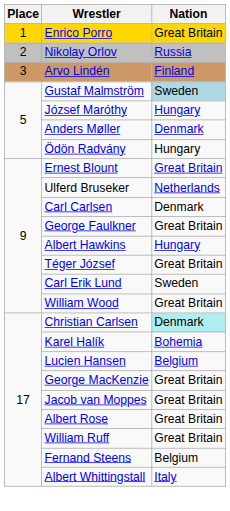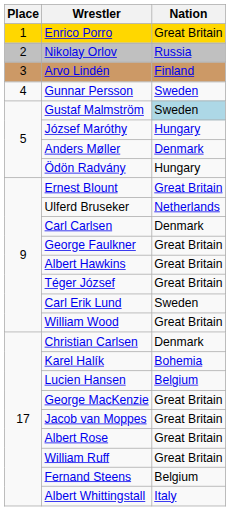+ row: (89, 91)
(177, 245) Hungary -> (188, 264) Great Britain
(179, 322) paleturquoise background -> (179, 341) no background
